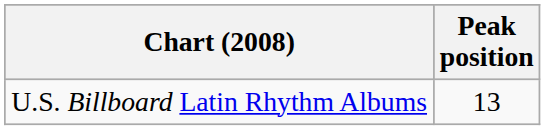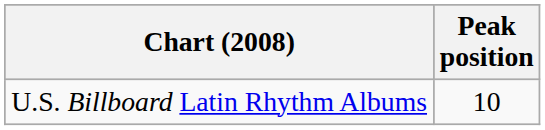(487, 101) 13 -> (487, 101) 10
